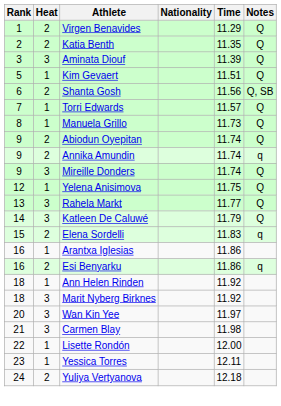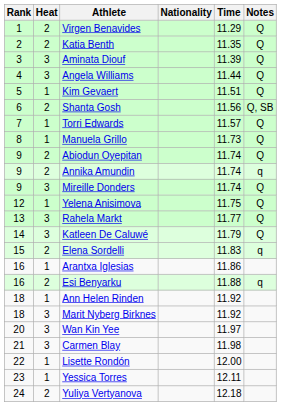+ row: (98, 76)
(229, 267) 11.86 -> (229, 282) 11.88
